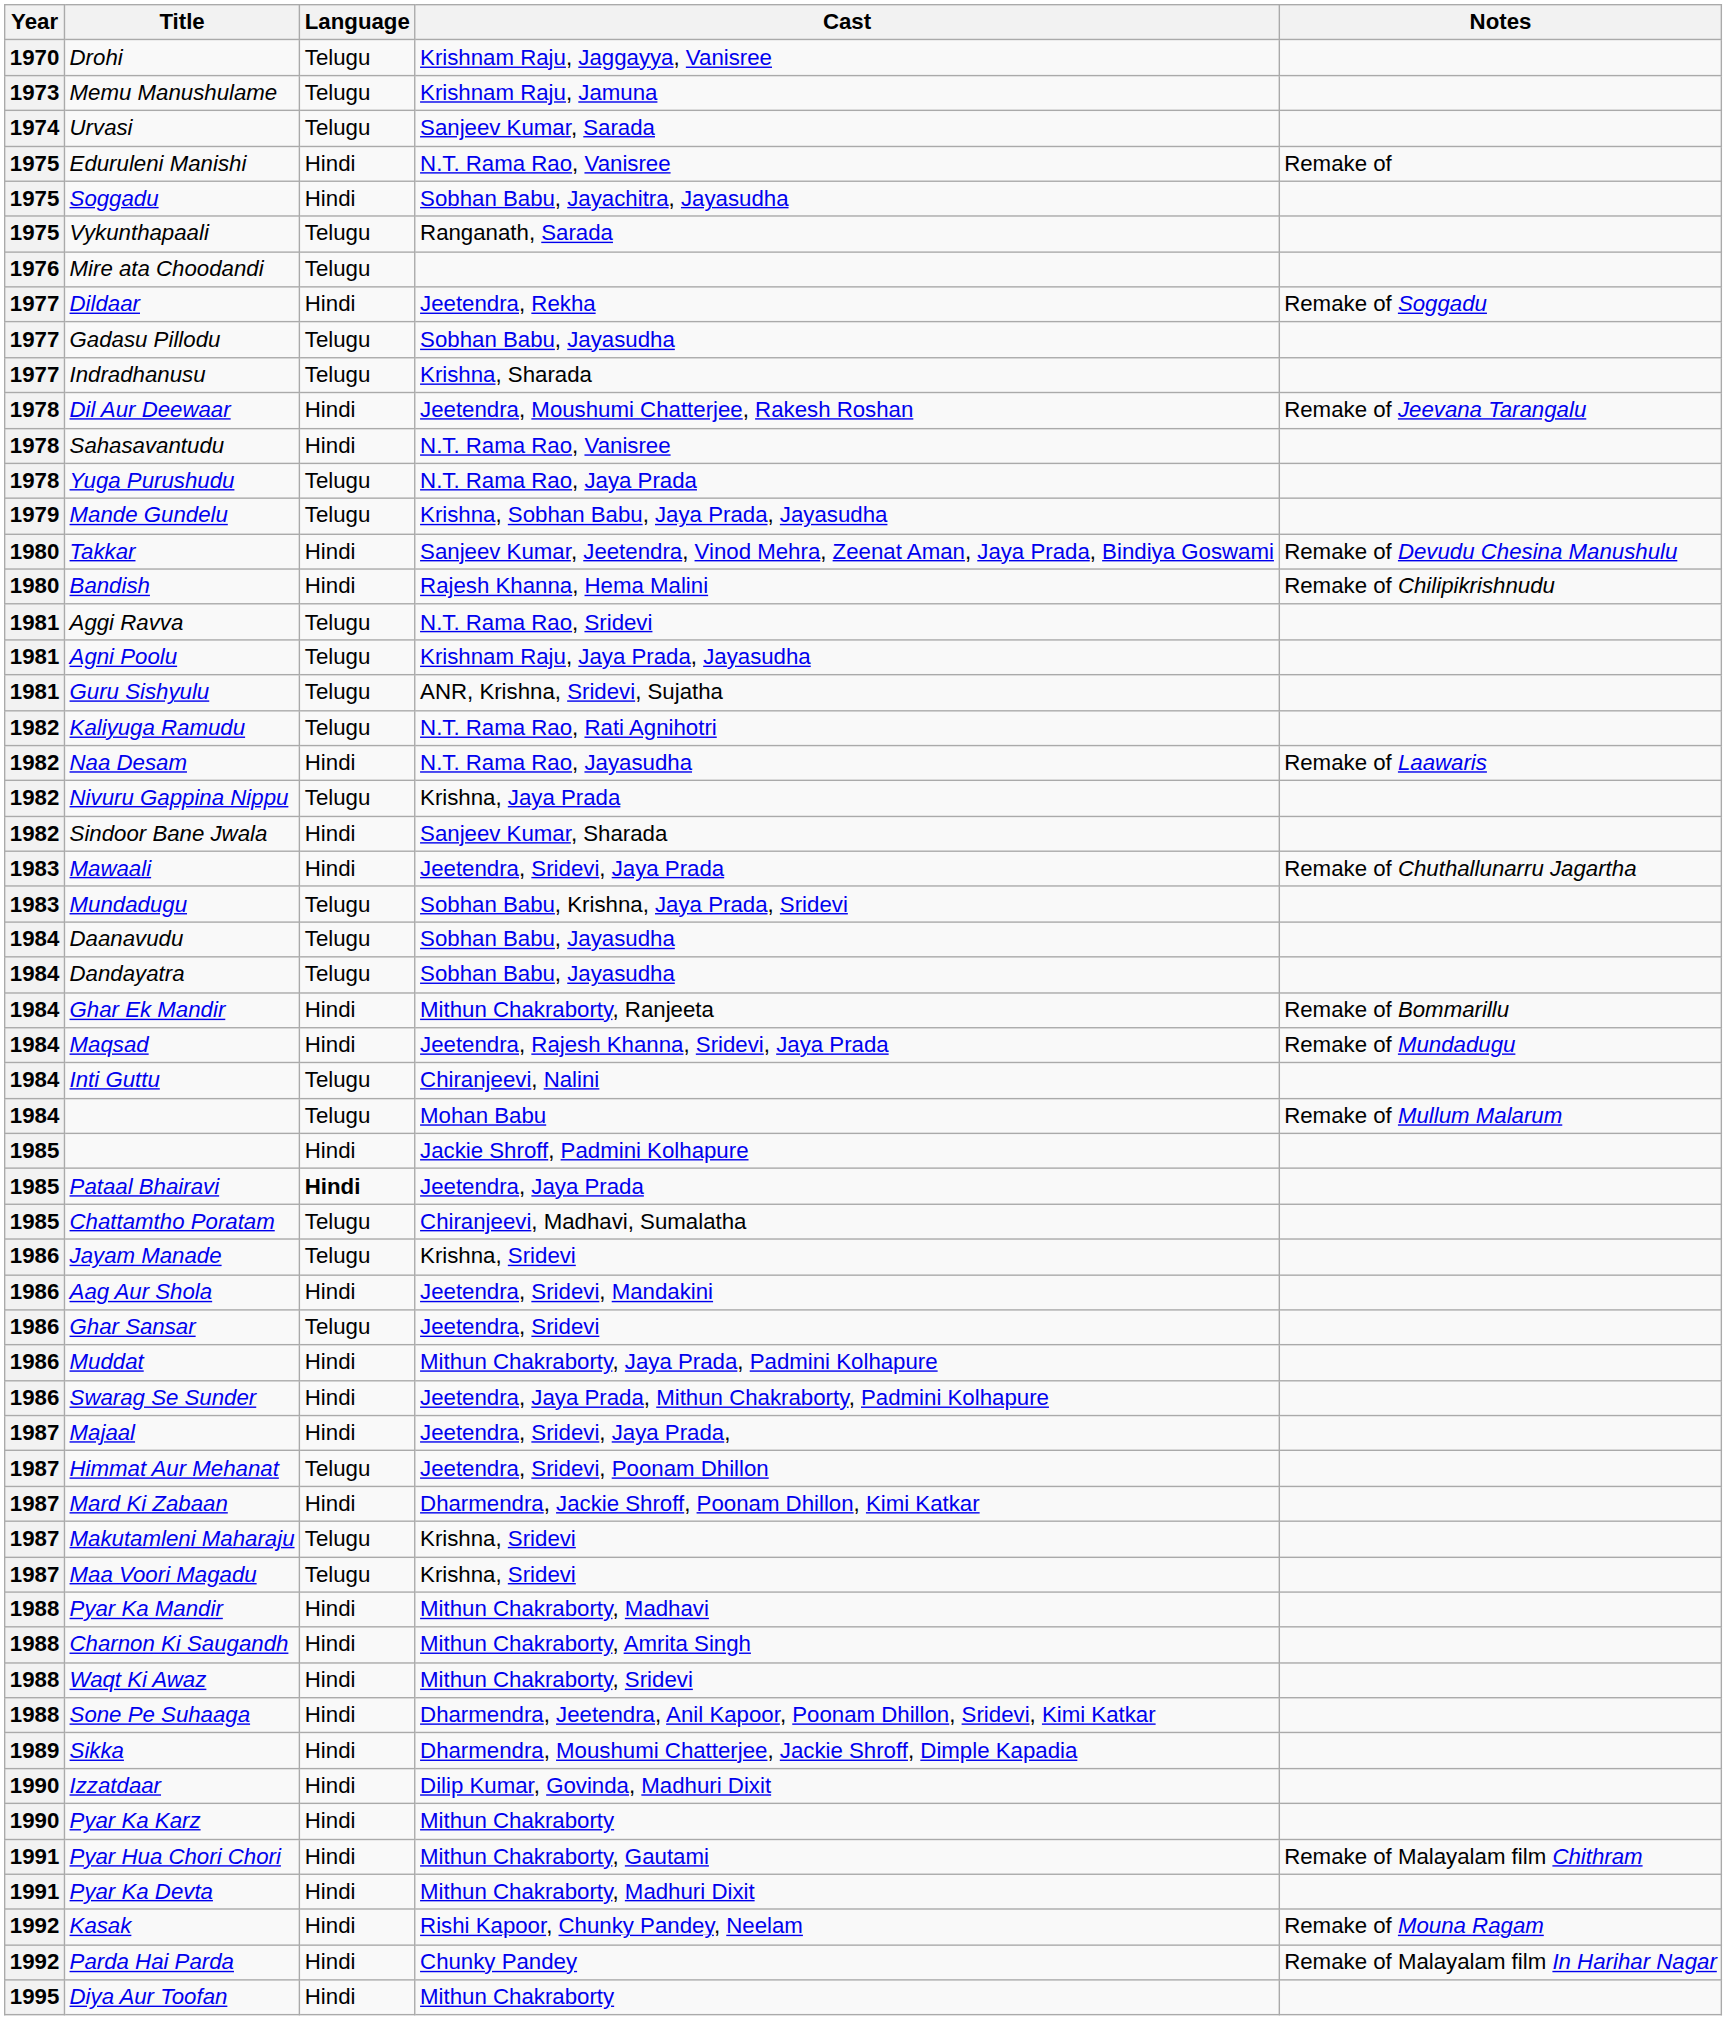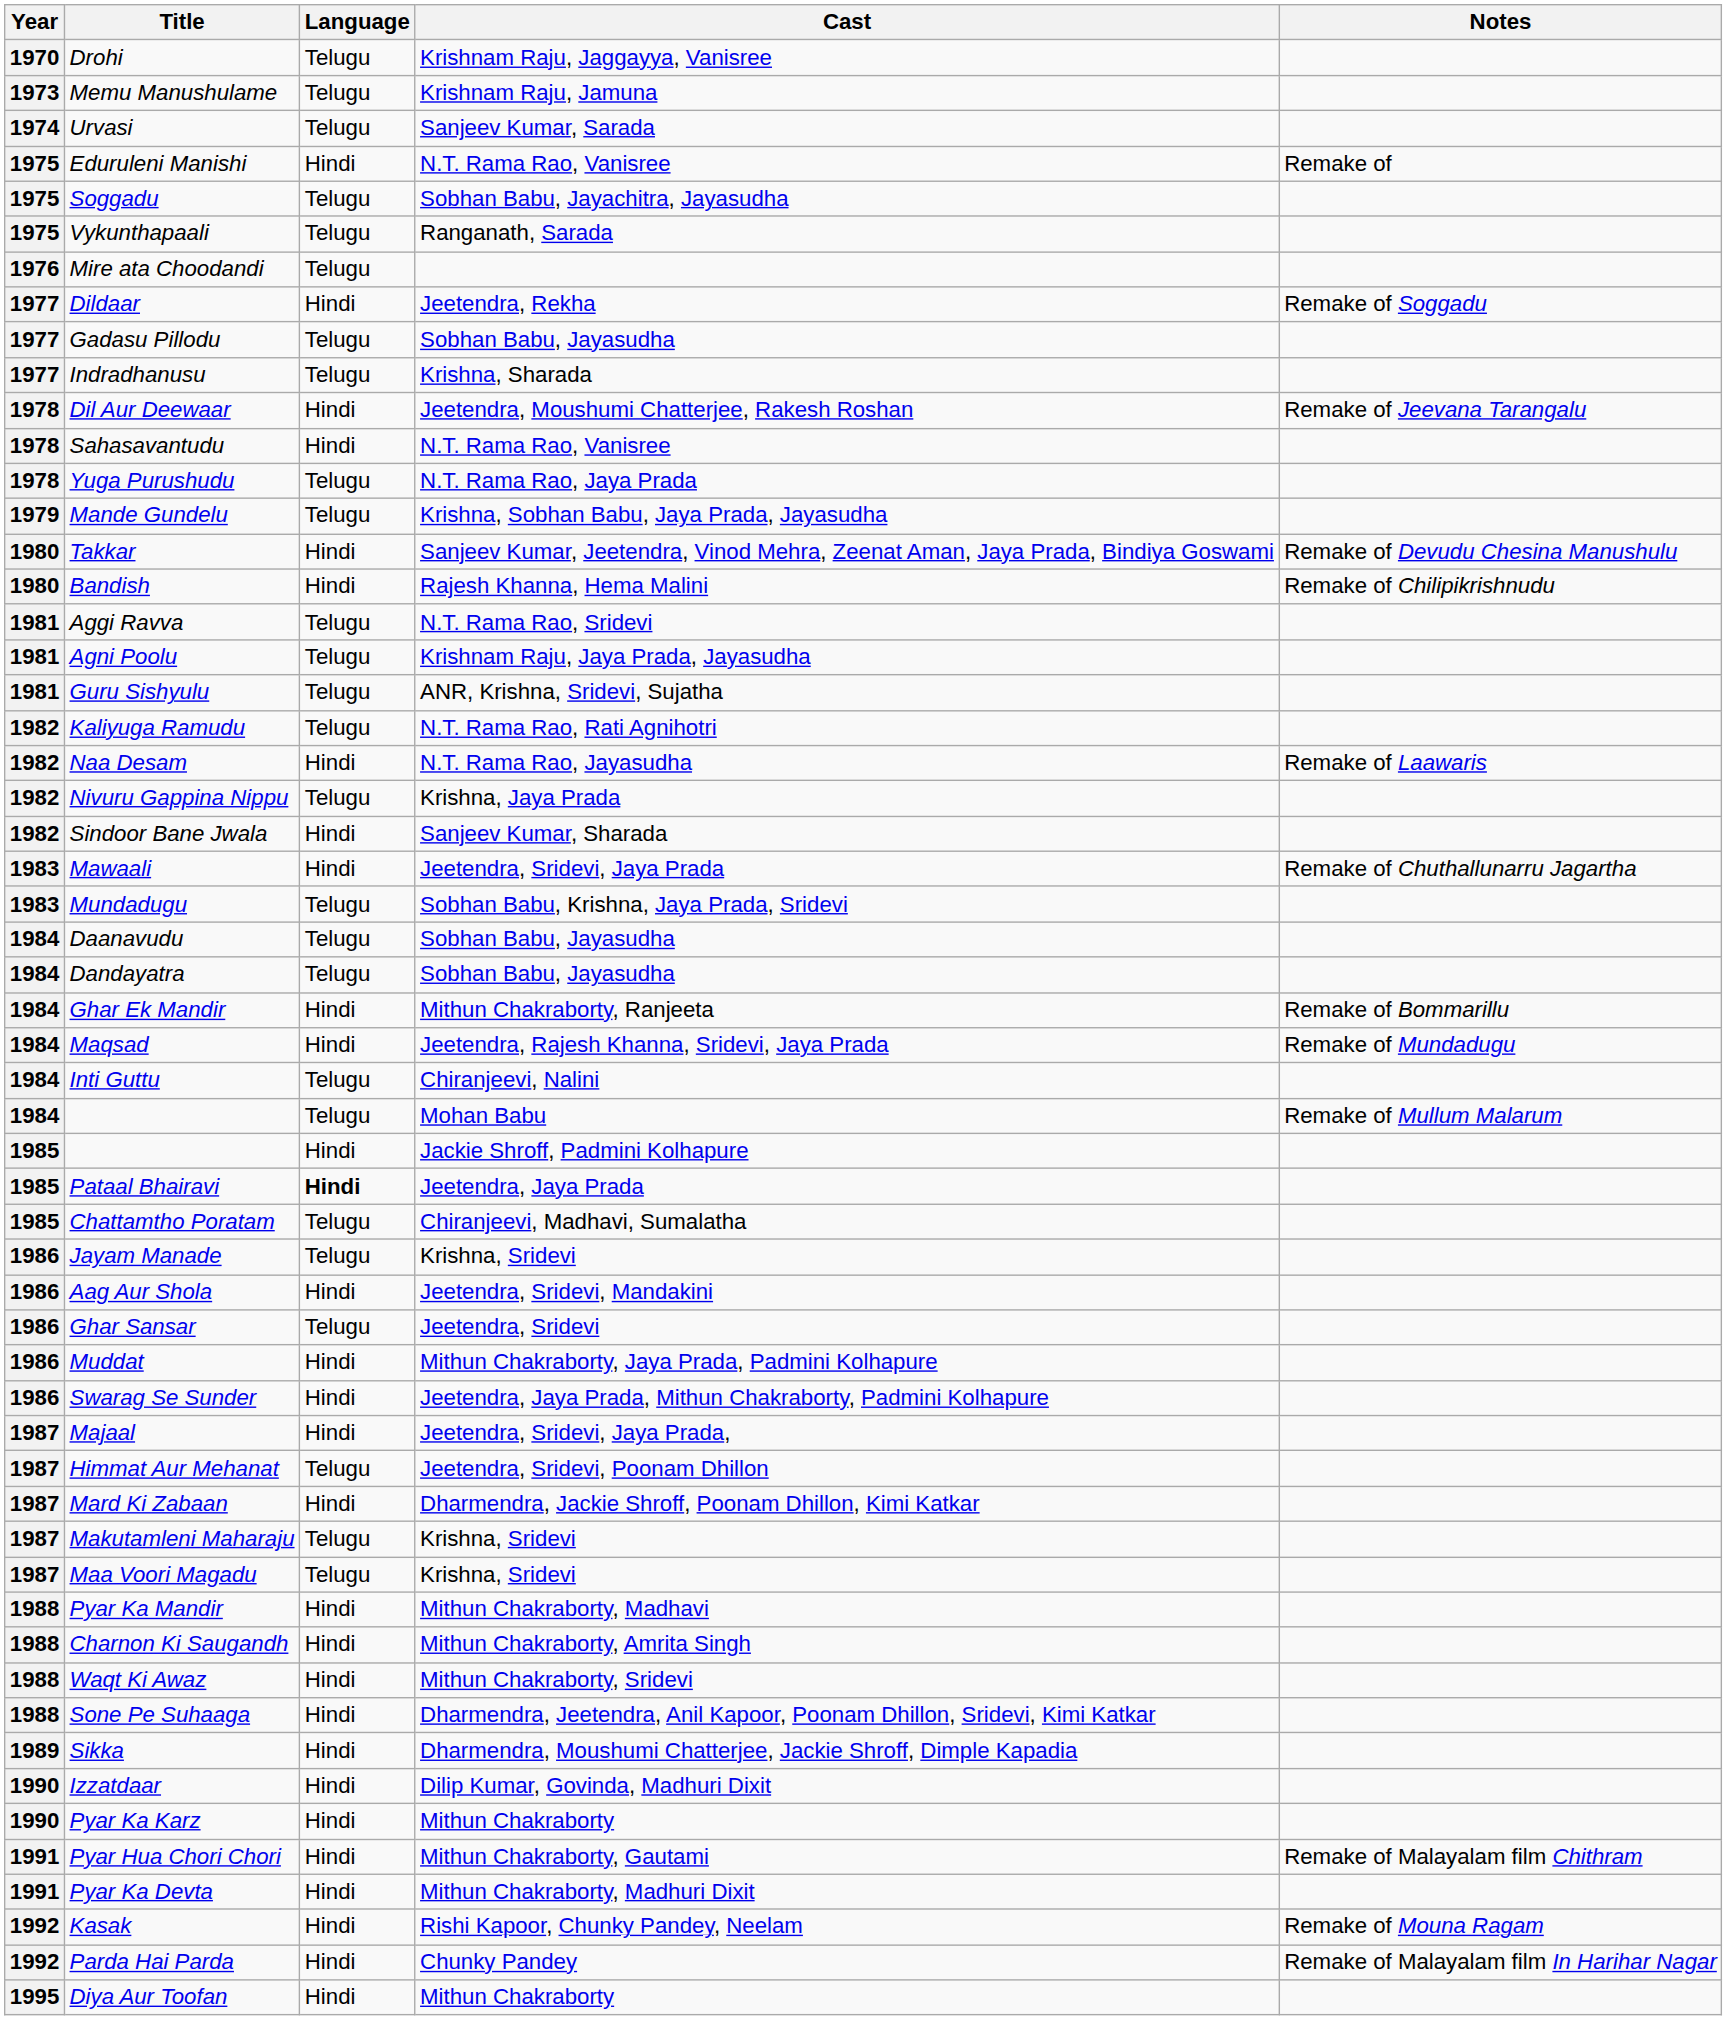(330, 198) Hindi -> (338, 198) Telugu
